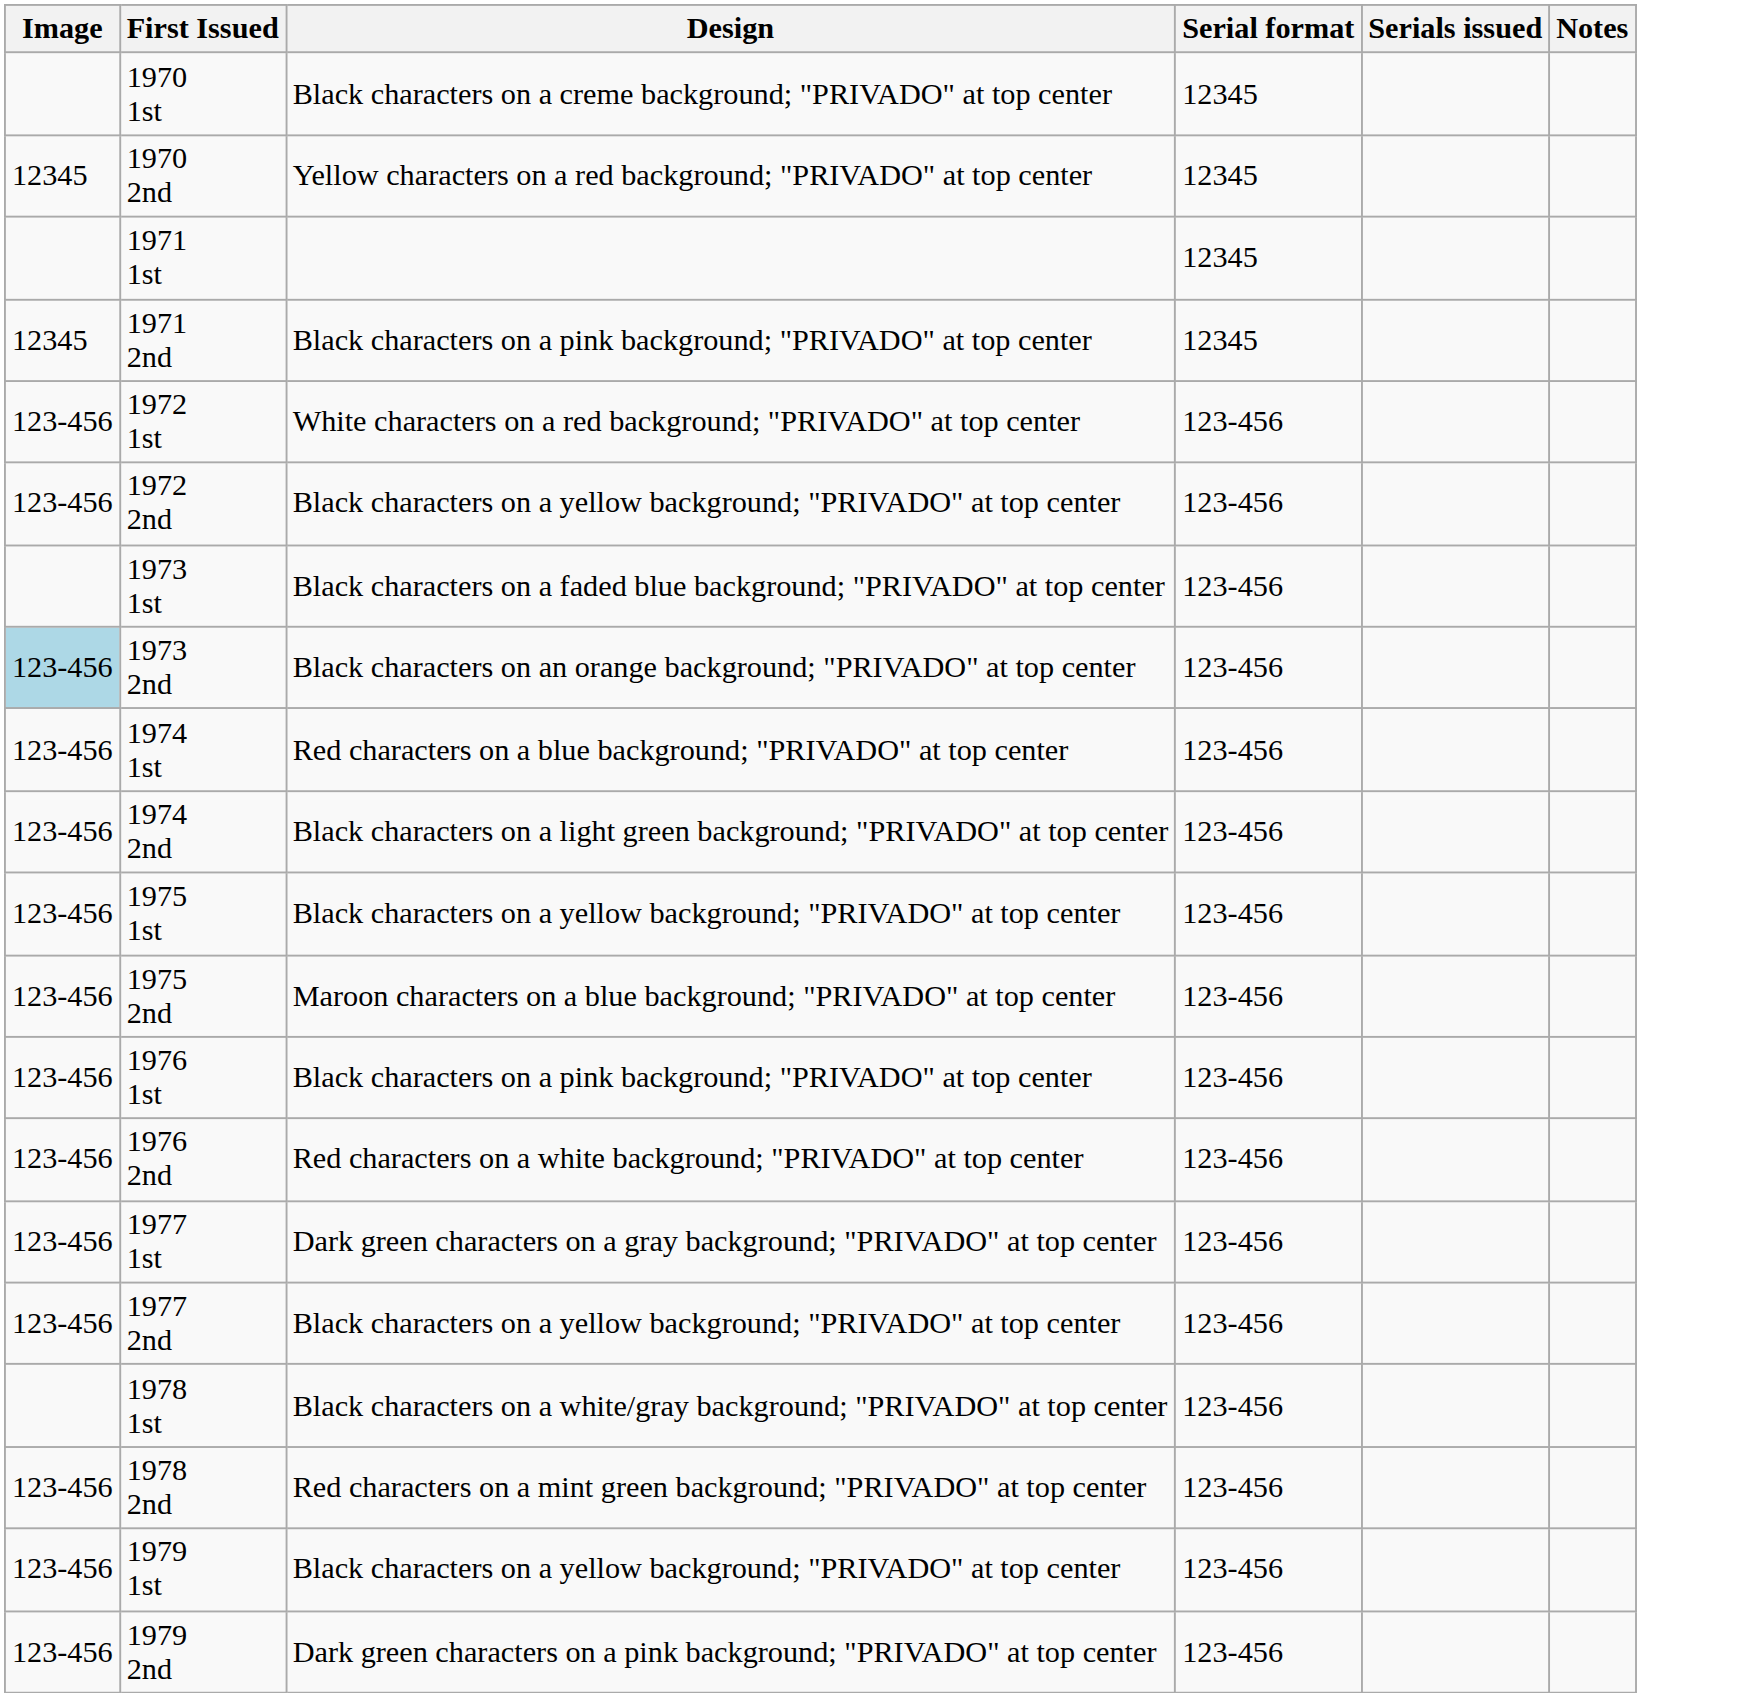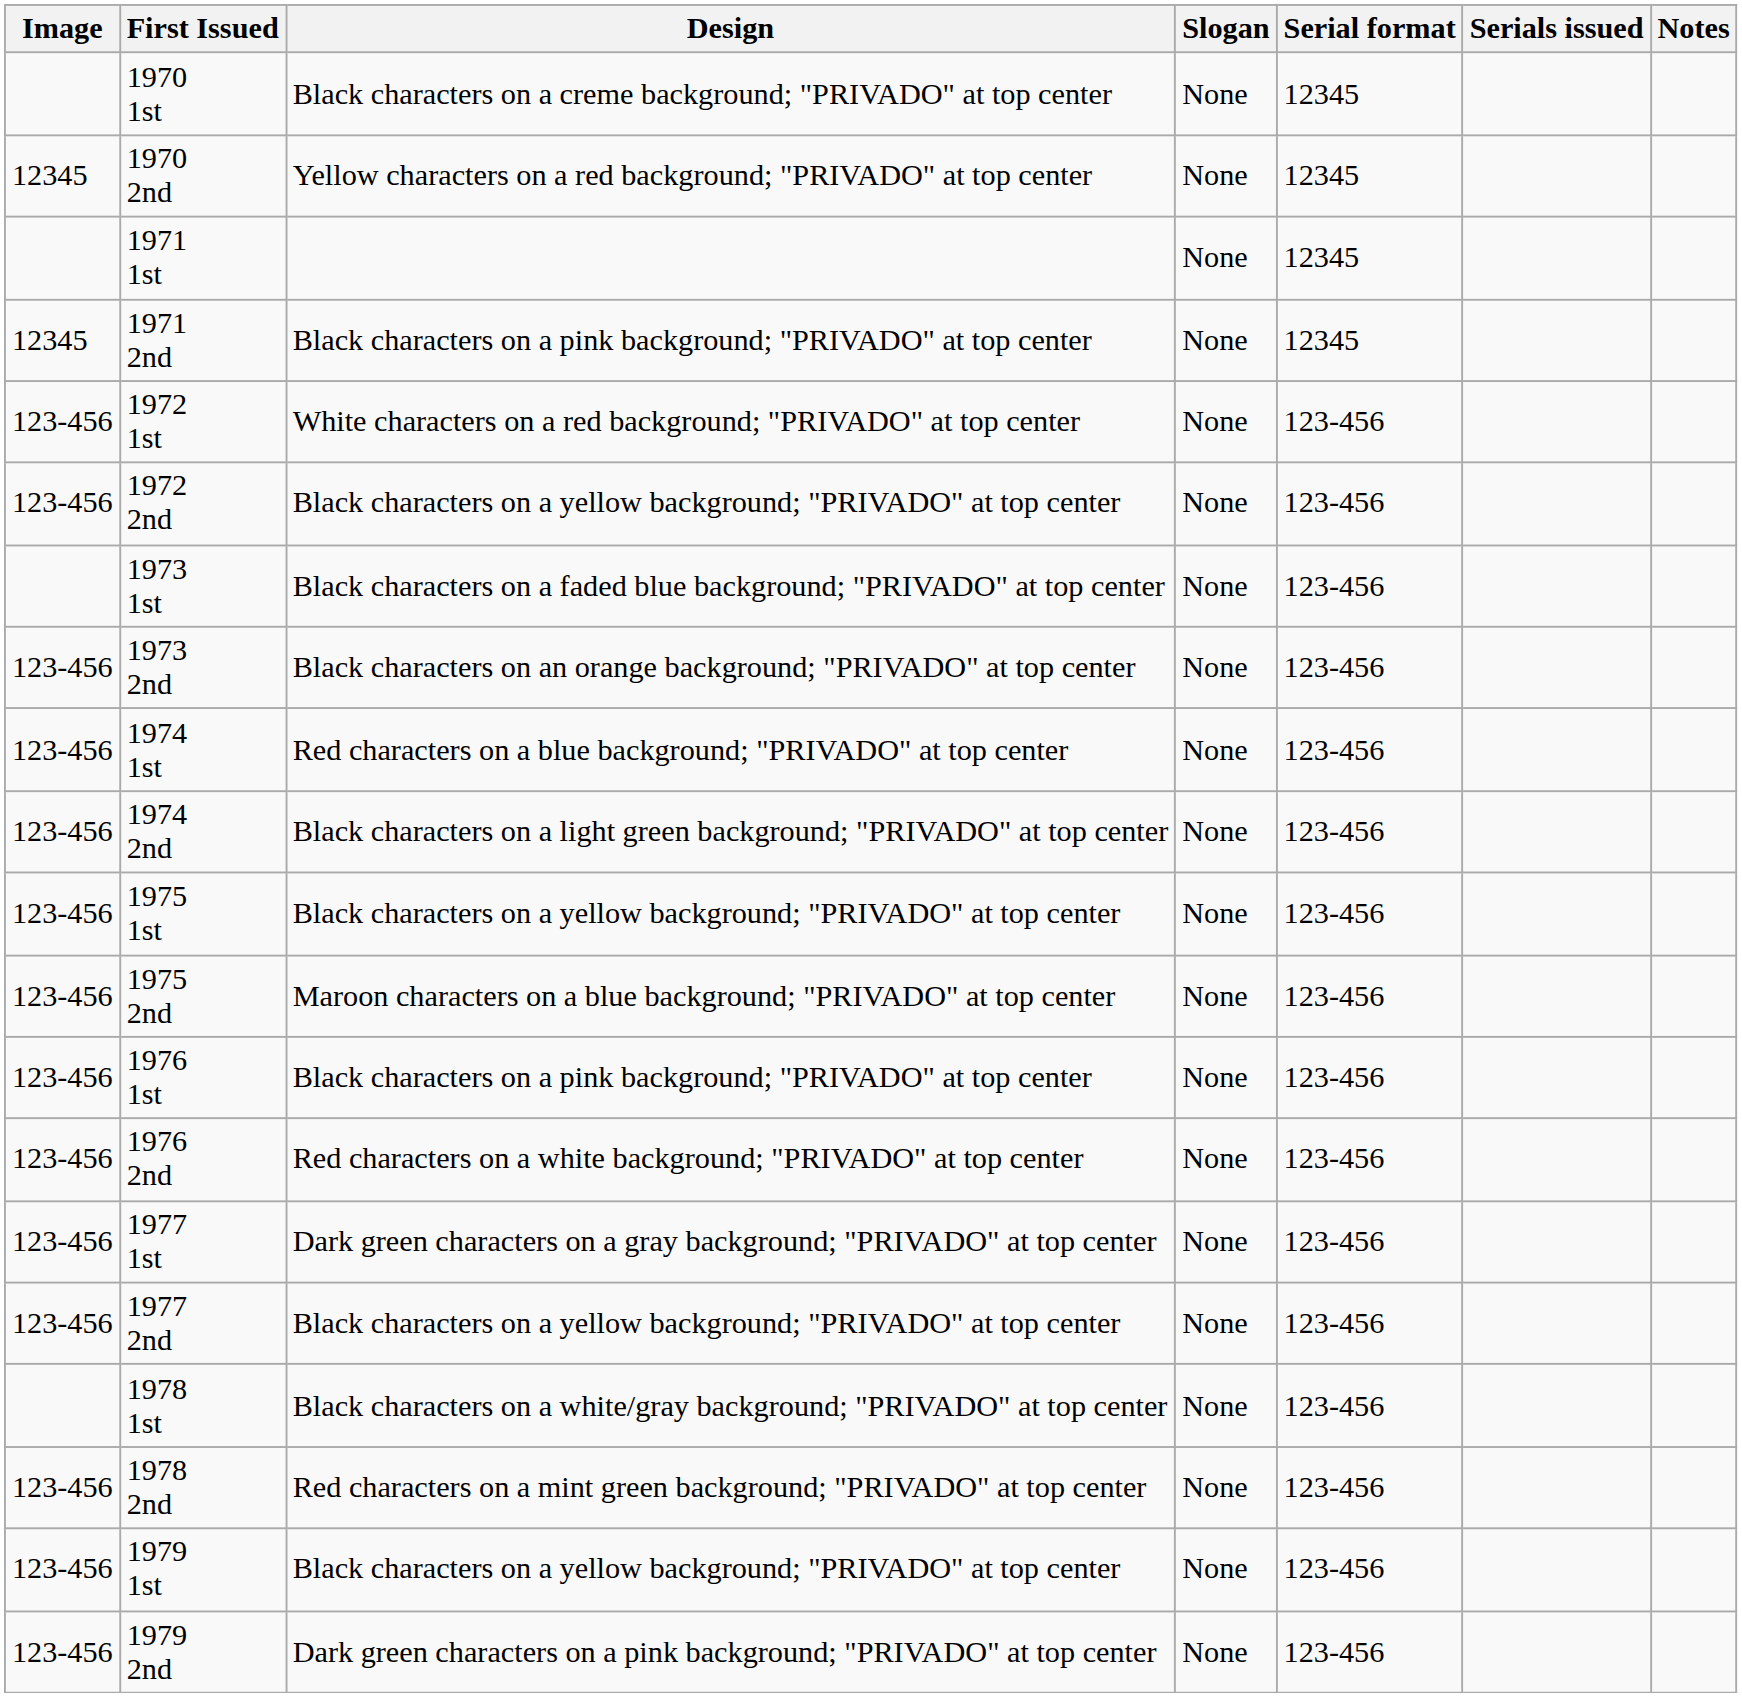+ column: (1226, 28)
(62, 668) lightblue background -> (62, 668) no background
